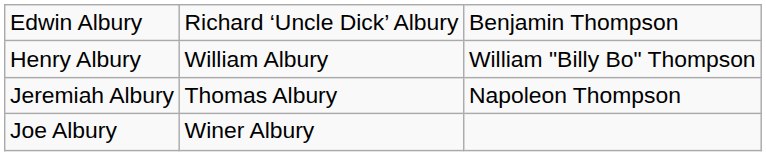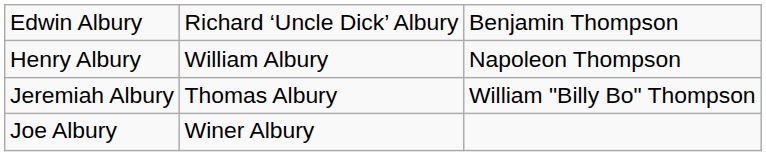(612, 58) William "Billy Bo" Thompson -> (575, 58) Napoleon Thompson
(575, 95) Napoleon Thompson -> (612, 95) William "Billy Bo" Thompson
